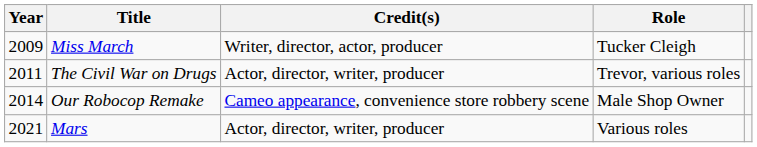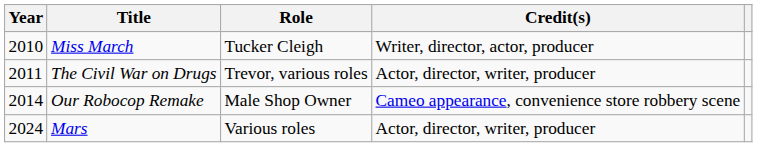columns swapped: (669, 18) <-> (407, 18)
(26, 45) 2009 -> (26, 45) 2010
(26, 127) 2021 -> (26, 127) 2024
